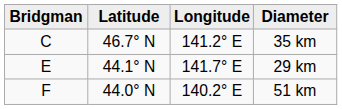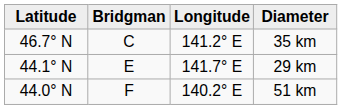columns swapped: (46, 16) <-> (129, 16)
